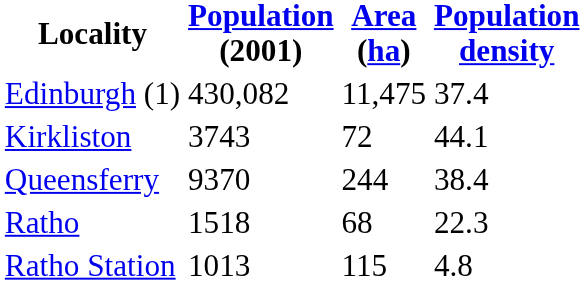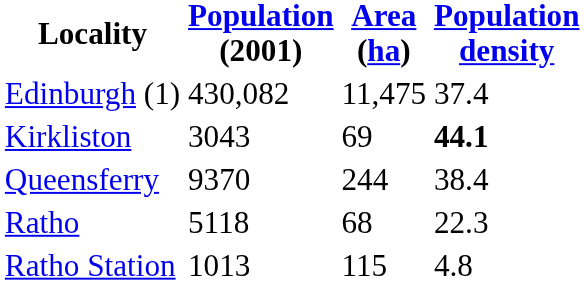(219, 136) 3743 -> (219, 136) 3043
(357, 136) 72 -> (357, 136) 69
(461, 136) normal -> (461, 136) bold
(219, 222) 1518 -> (219, 222) 5118
